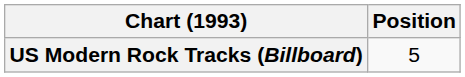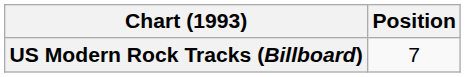(414, 54) 5 -> (414, 54) 7
